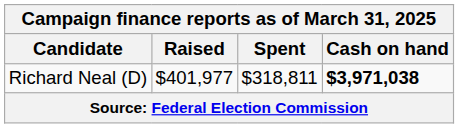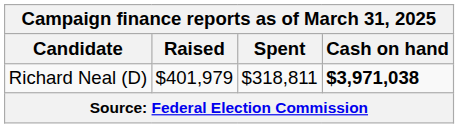(194, 78) $401,977 -> (194, 78) $401,979
